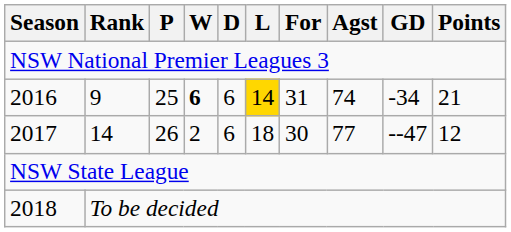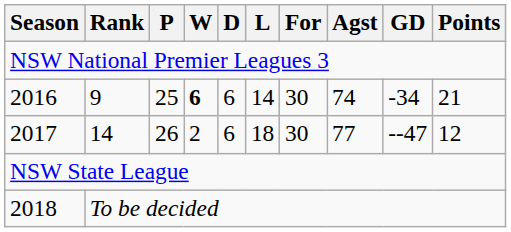(263, 97) gold background -> (263, 97) no background
(297, 97) 31 -> (297, 97) 30
